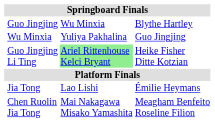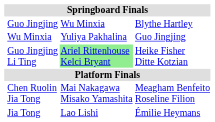rows swapped: (24, 88) <-> (32, 107)
